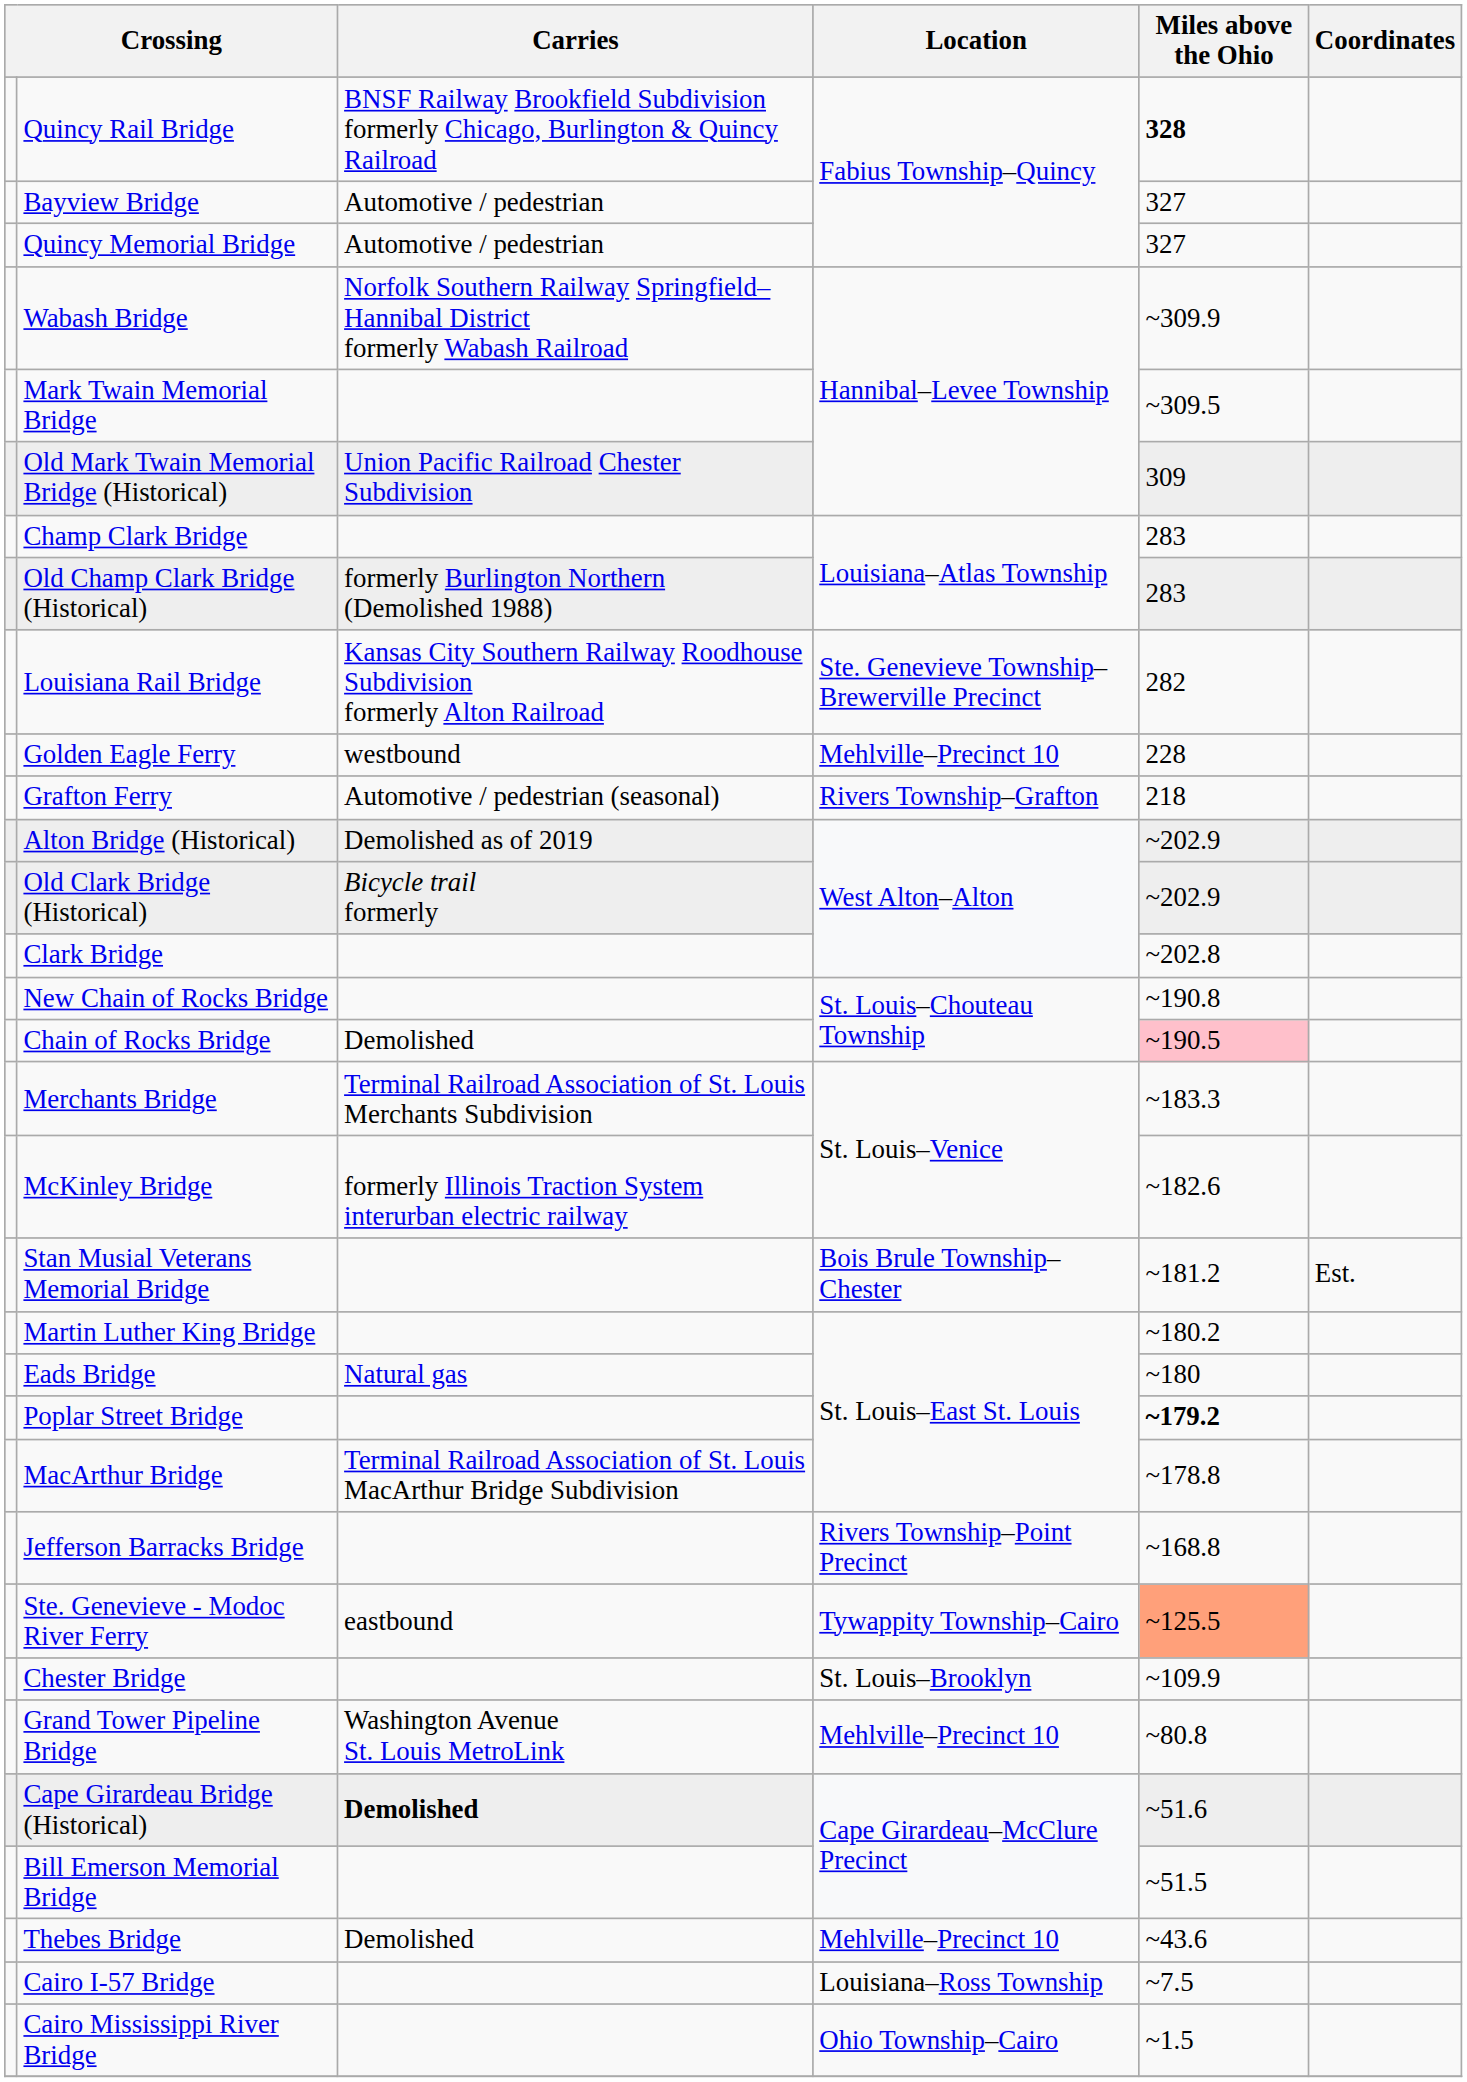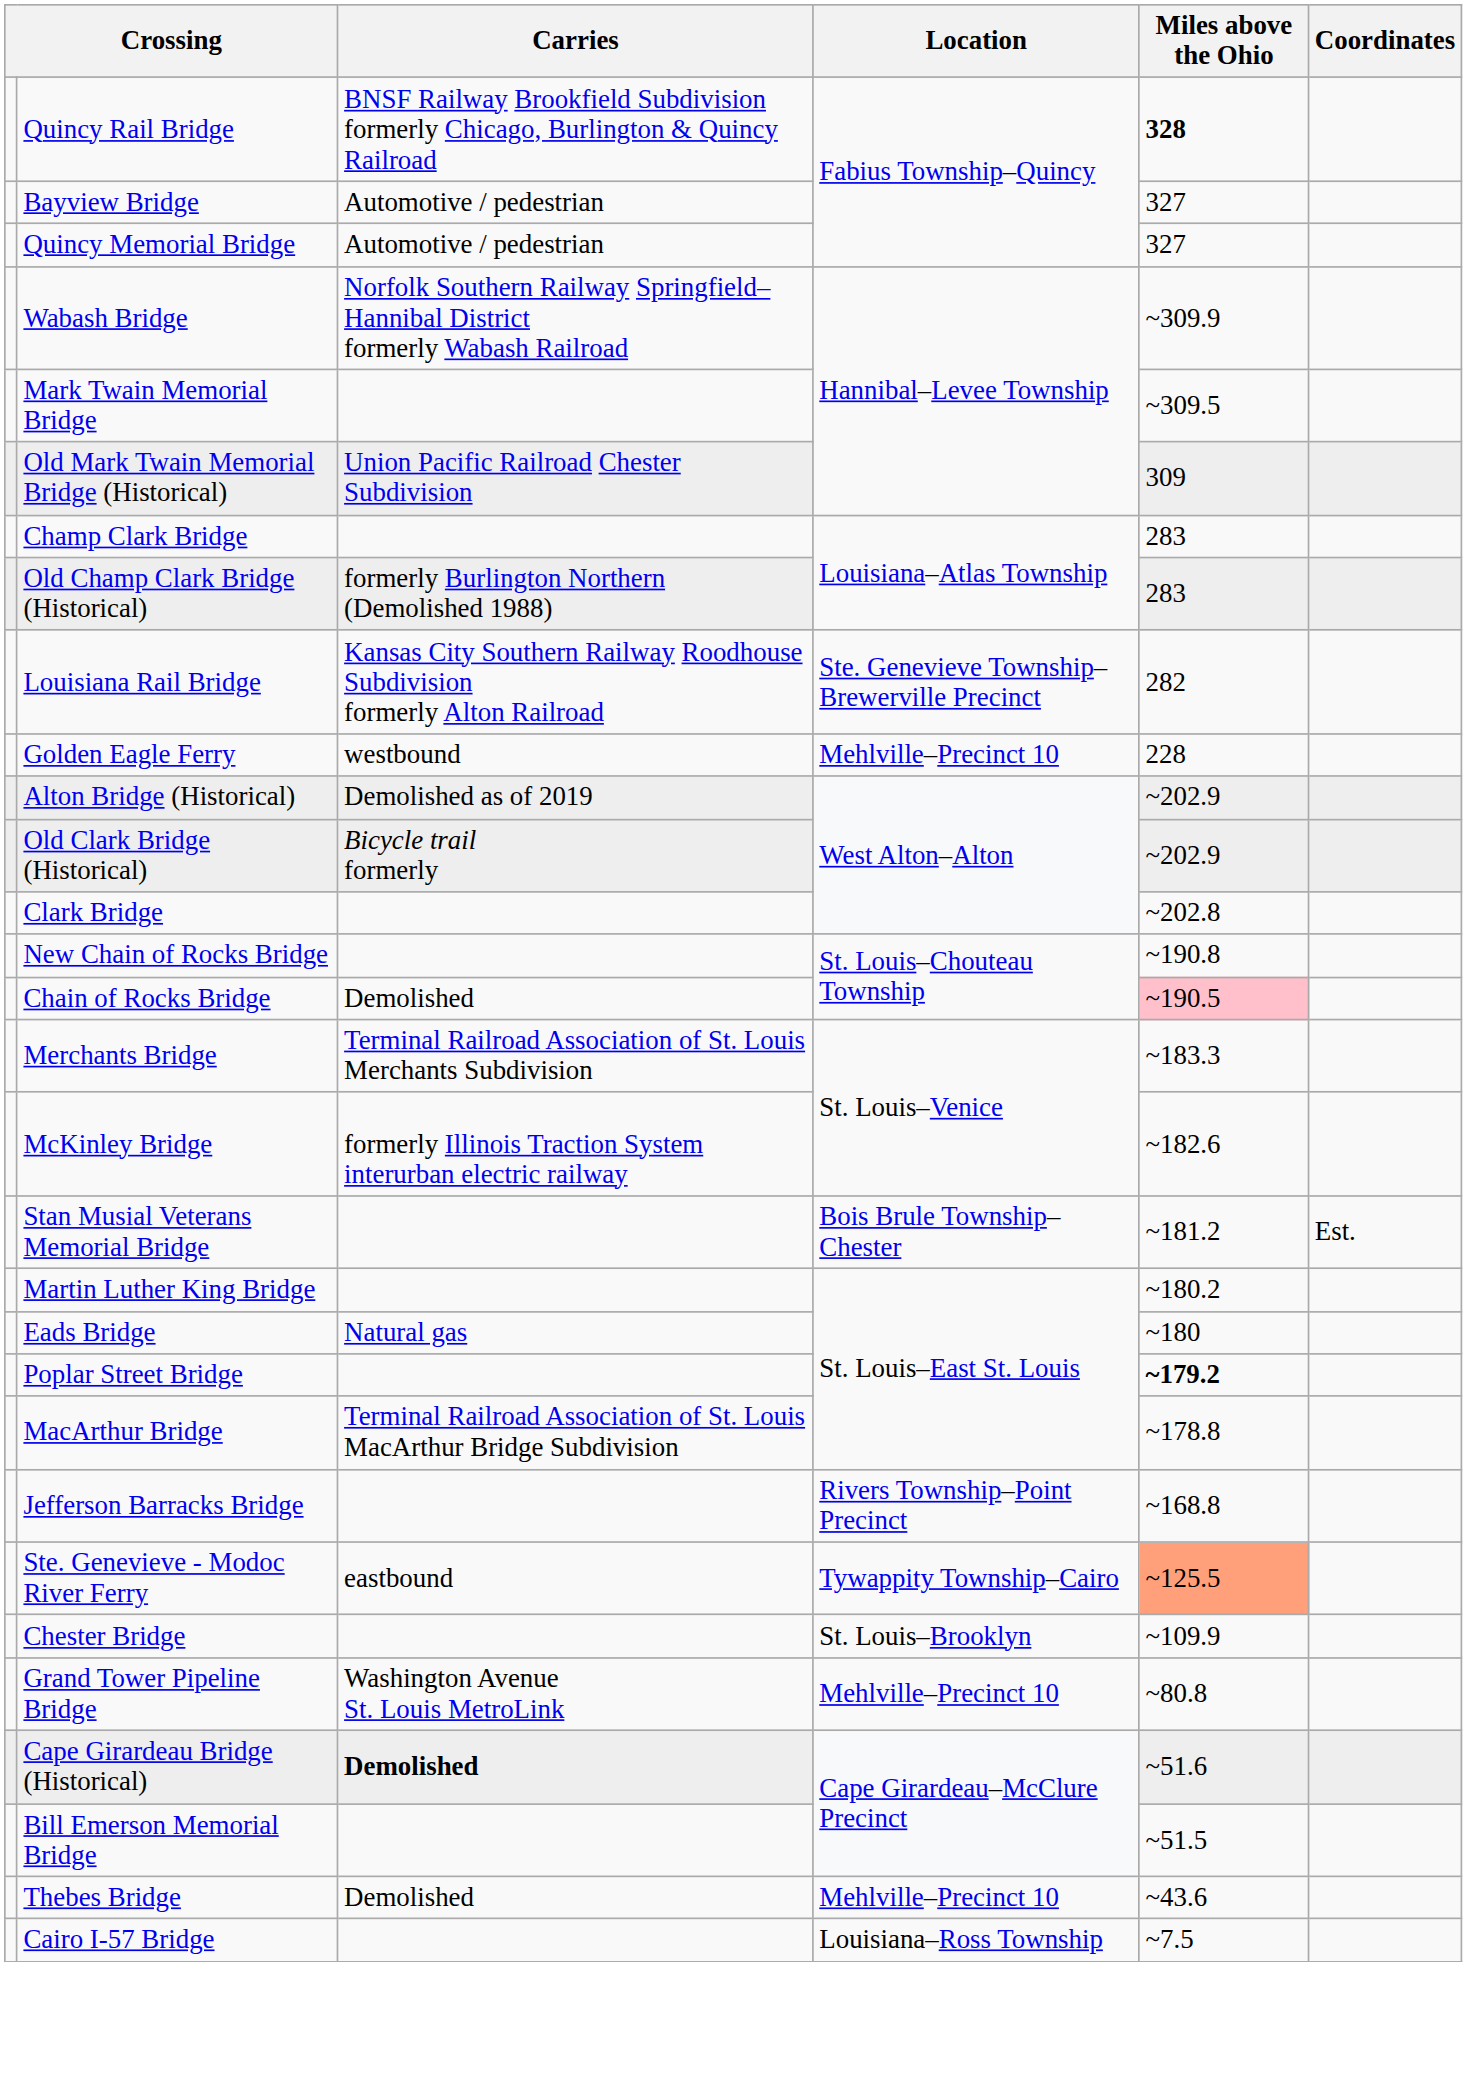- row: (98, 797)
- row: (151, 2040)
